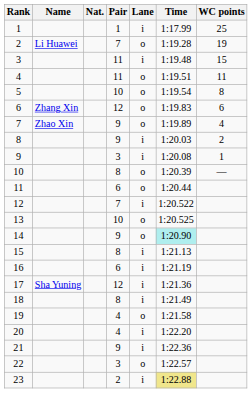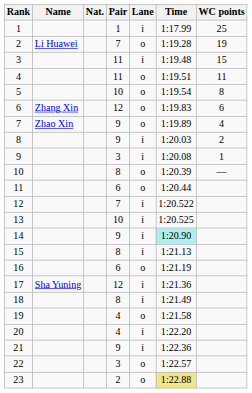(143, 220) o -> (143, 220) i
(143, 236) o -> (143, 236) i
(143, 268) i -> (143, 268) o
(143, 380) i -> (143, 380) o
